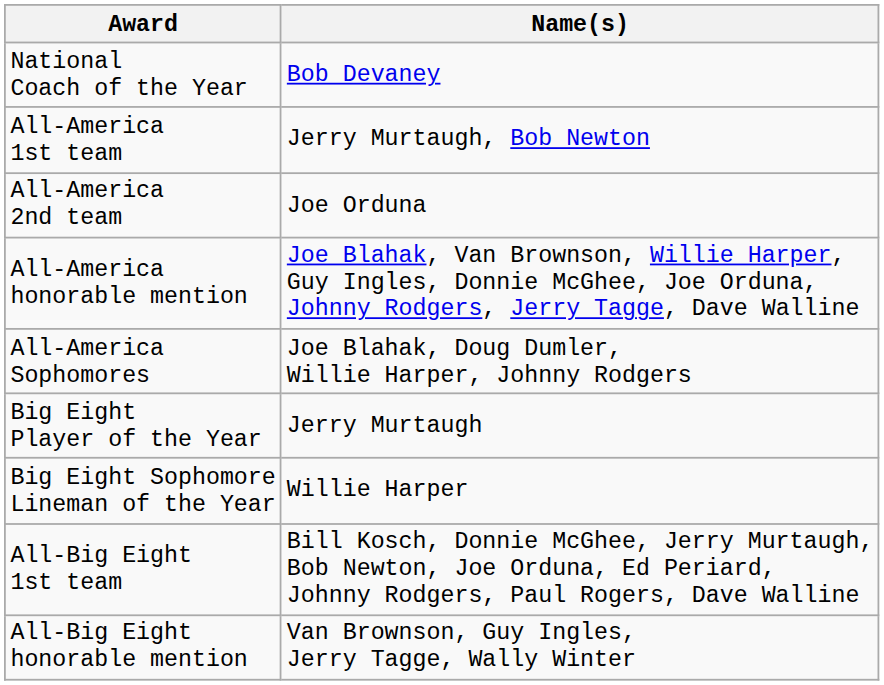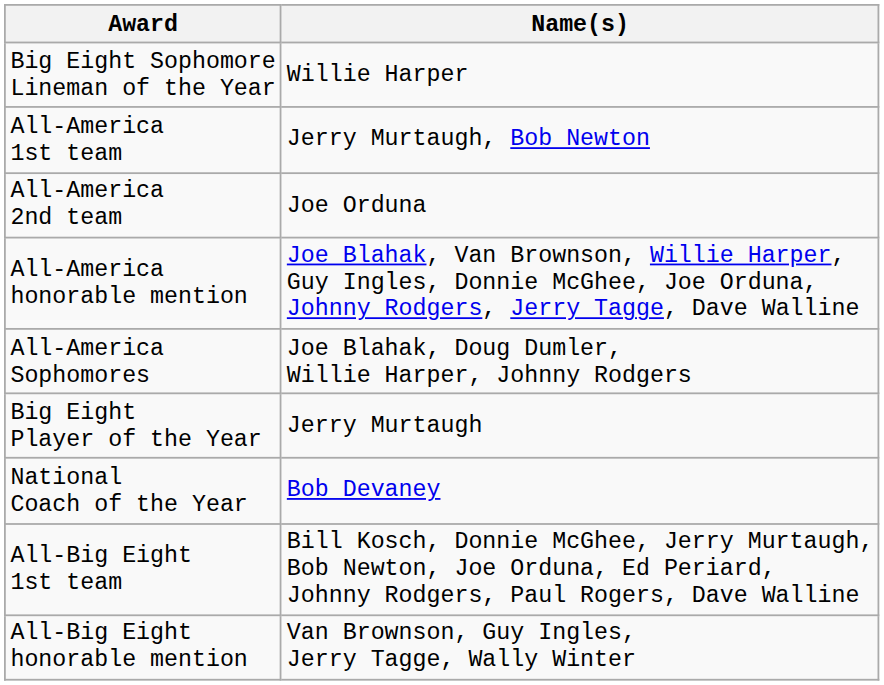rows swapped: (129, 75) <-> (143, 491)
